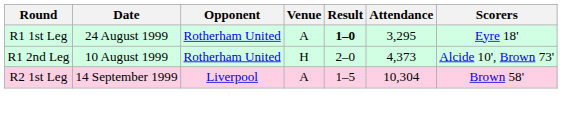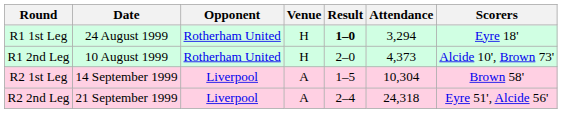(304, 35) A -> (304, 35) H
(401, 35) 3,295 -> (401, 35) 3,294
+ row: (38, 98)
